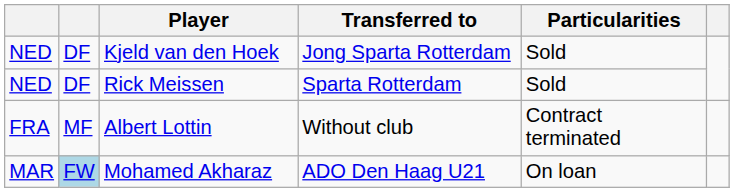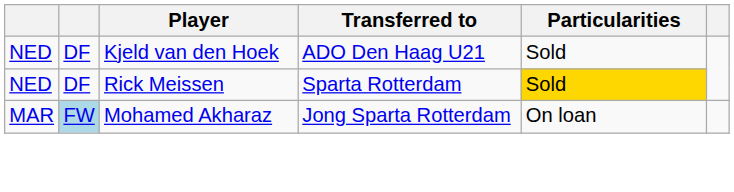(407, 52) Jong Sparta Rotterdam -> (394, 52) ADO Den Haag U21
(546, 84) no background -> (546, 84) gold background
- row: (158, 127)
(394, 171) ADO Den Haag U21 -> (407, 116) Jong Sparta Rotterdam
